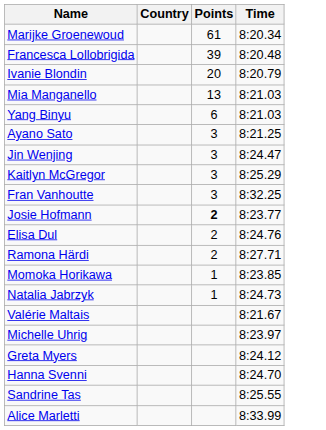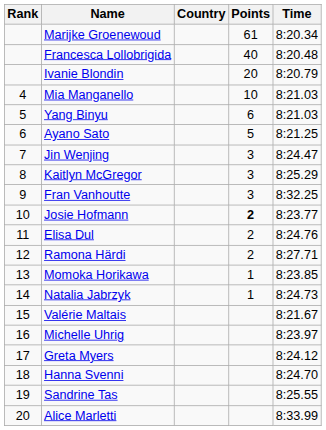+ column: (23, 14)
(214, 54) 39 -> (251, 54) 40
(214, 94) 13 -> (251, 94) 10
(214, 134) 3 -> (251, 134) 5
